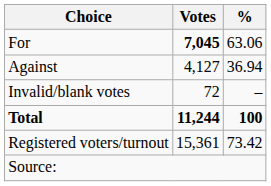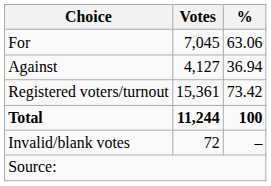(202, 42) bold -> (202, 42) normal
rows swapped: (69, 92) <-> (88, 142)
